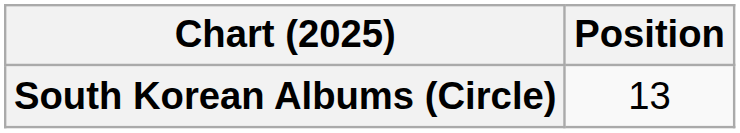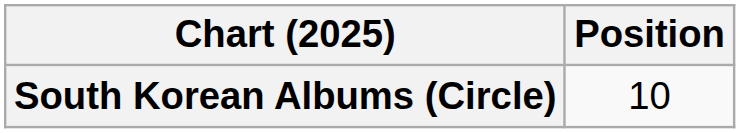(650, 95) 13 -> (650, 95) 10
